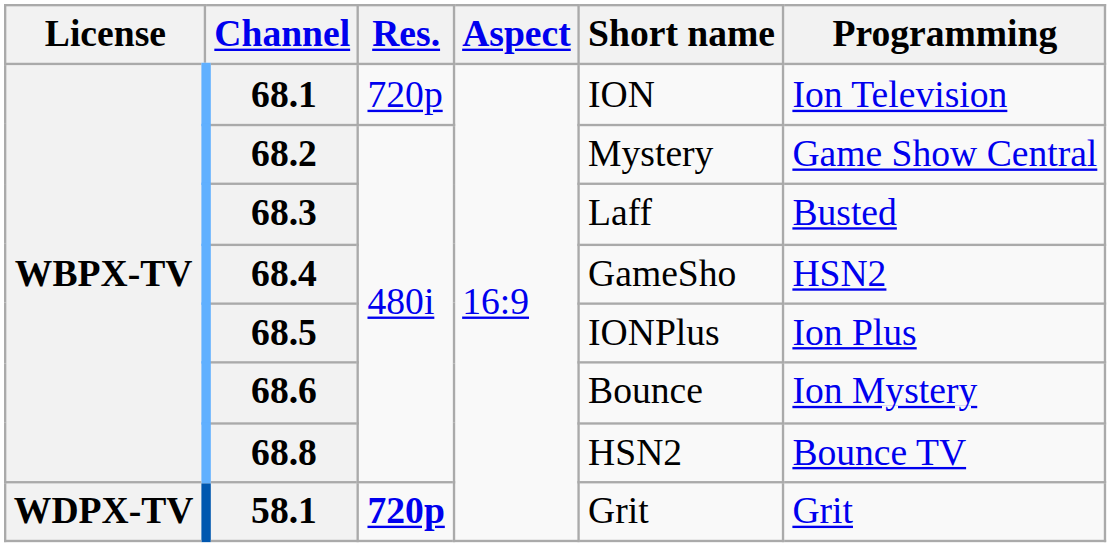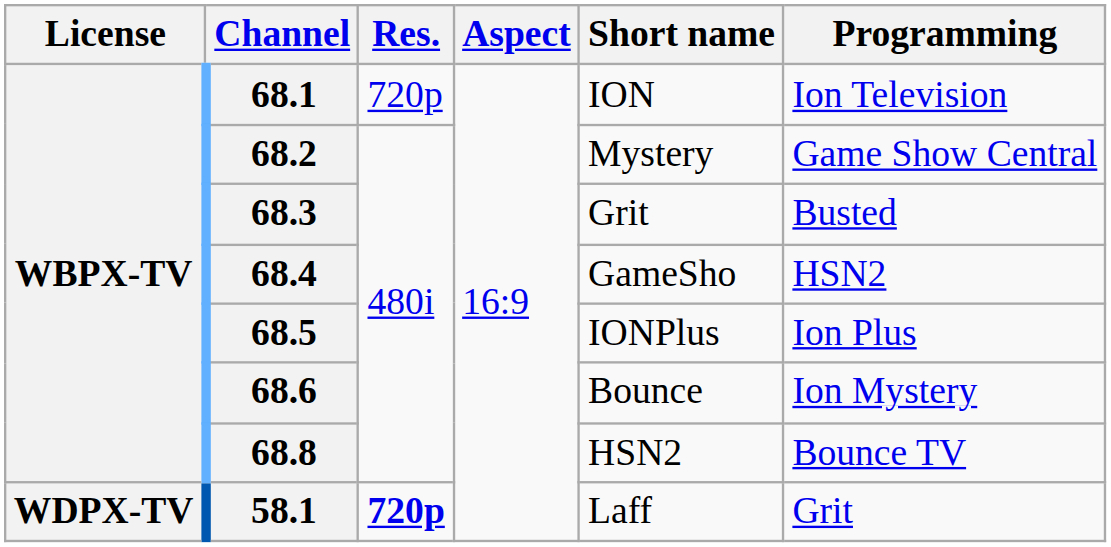(620, 213) Laff -> (618, 213) Grit
(618, 511) Grit -> (620, 511) Laff
